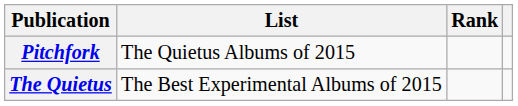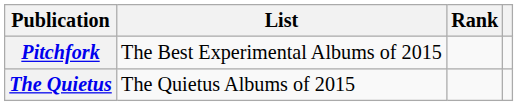(238, 52) The Quietus Albums of 2015 -> (281, 52) The Best Experimental Albums of 2015
(281, 84) The Best Experimental Albums of 2015 -> (238, 84) The Quietus Albums of 2015
